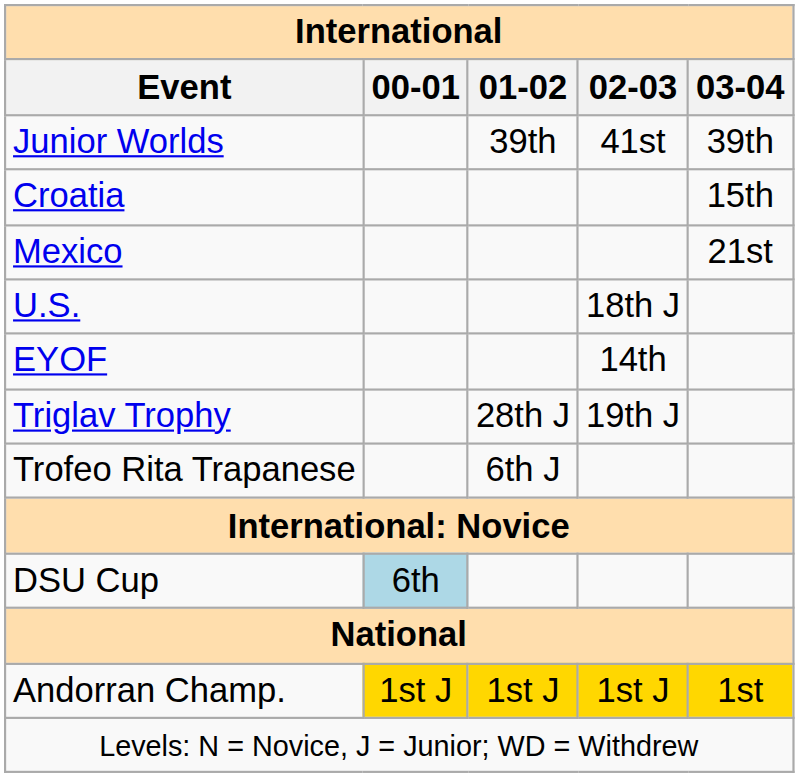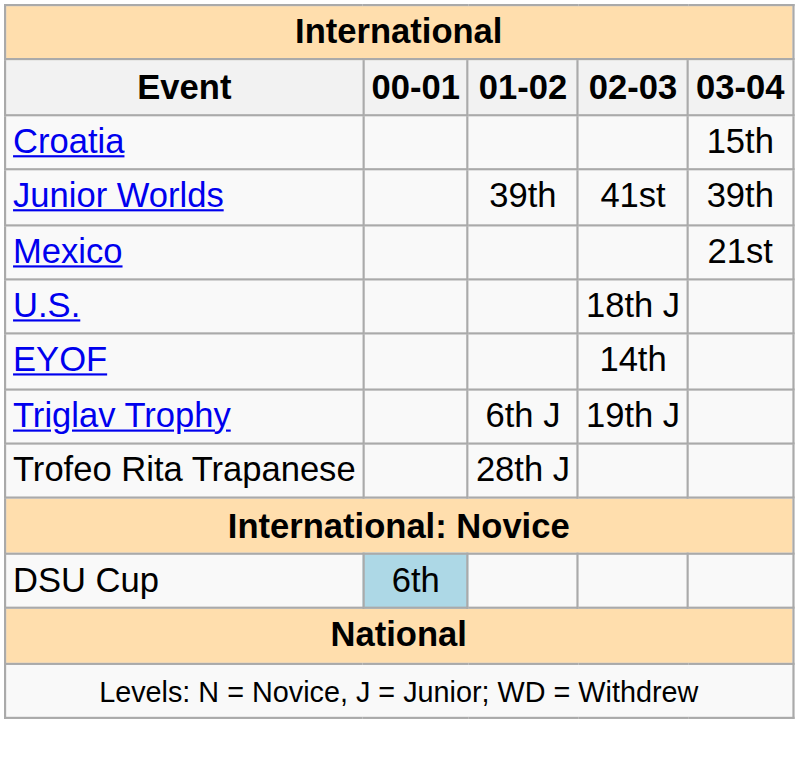rows swapped: (118, 141) <-> (69, 196)
(523, 415) 28th J -> (523, 415) 6th J
(523, 470) 6th J -> (523, 470) 28th J
- row: (149, 689)
